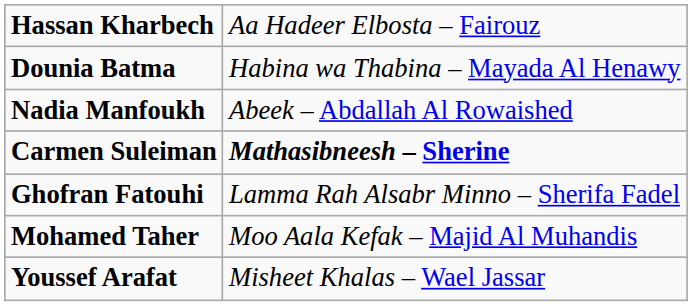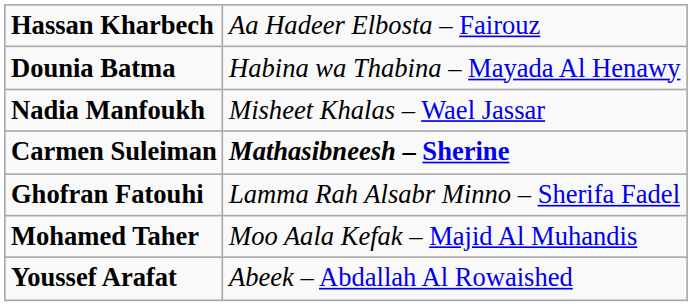(401, 109) Abeek – Abdallah Al Rowaished -> (387, 109) Misheet Khalas – Wael Jassar
(387, 278) Misheet Khalas – Wael Jassar -> (401, 278) Abeek – Abdallah Al Rowaished
